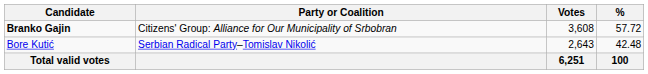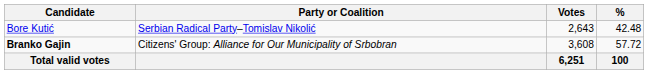rows swapped: (39, 28) <-> (30, 45)
